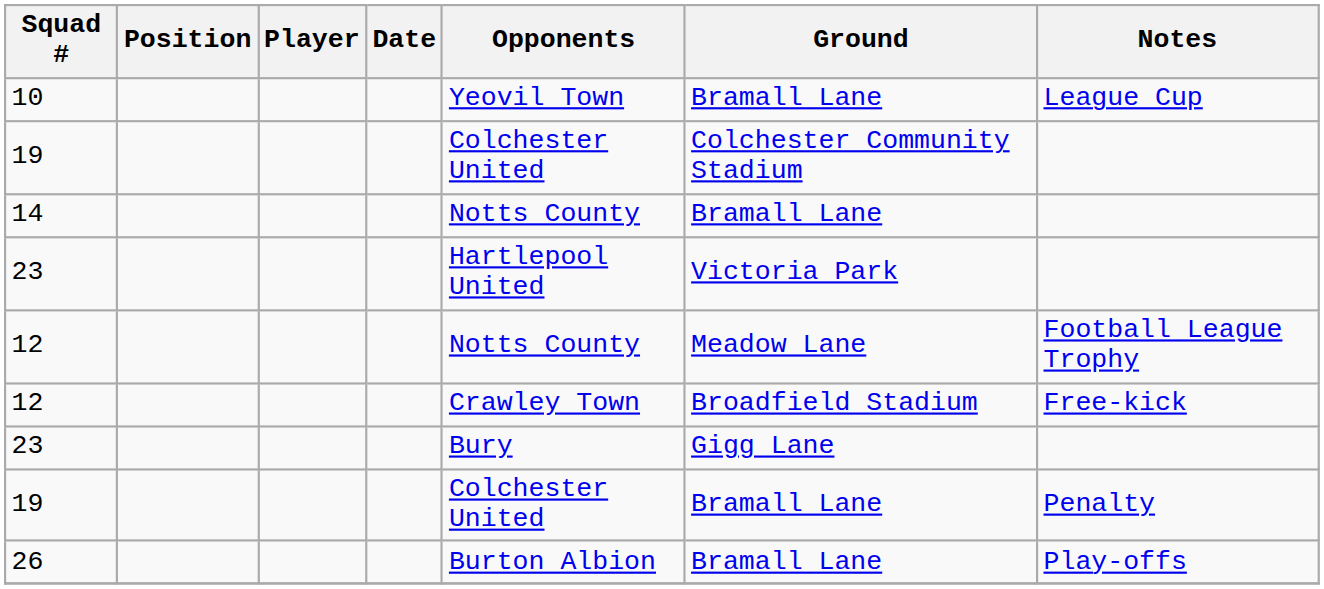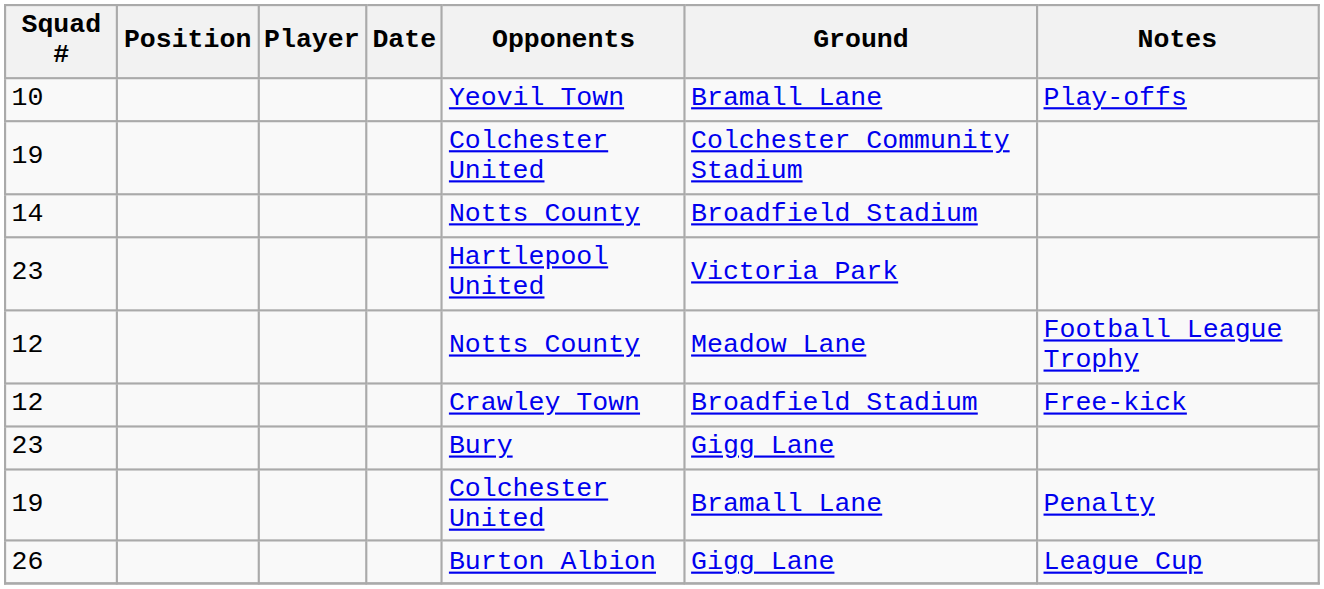(1123, 100) League Cup -> (1115, 100) Play-offs
(787, 216) Bramall Lane -> (834, 216) Broadfield Stadium
(787, 563) Bramall Lane -> (763, 563) Gigg Lane
(1115, 563) Play-offs -> (1123, 563) League Cup
